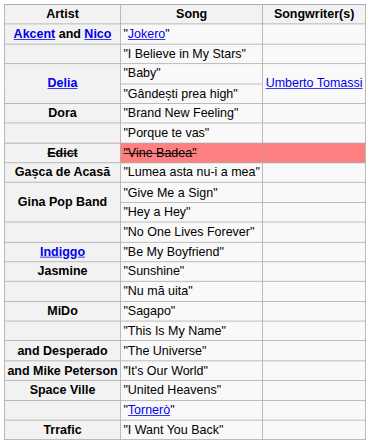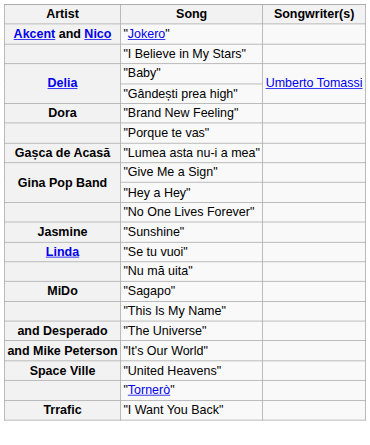- row: (160, 152)
- row: (174, 251)
+ row: (156, 251)
